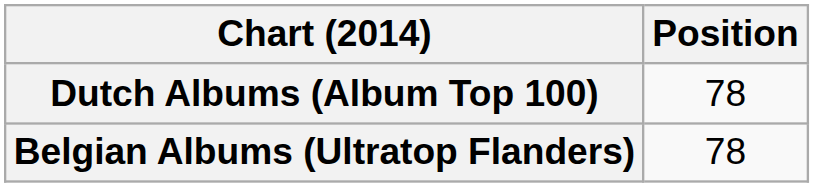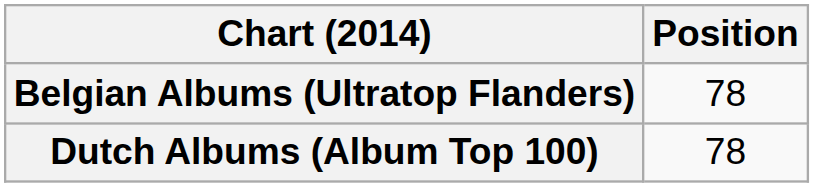rows swapped: (324, 151) <-> (324, 92)
